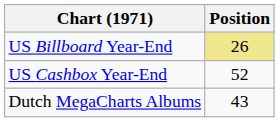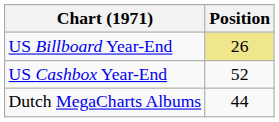(240, 102) 43 -> (240, 102) 44
